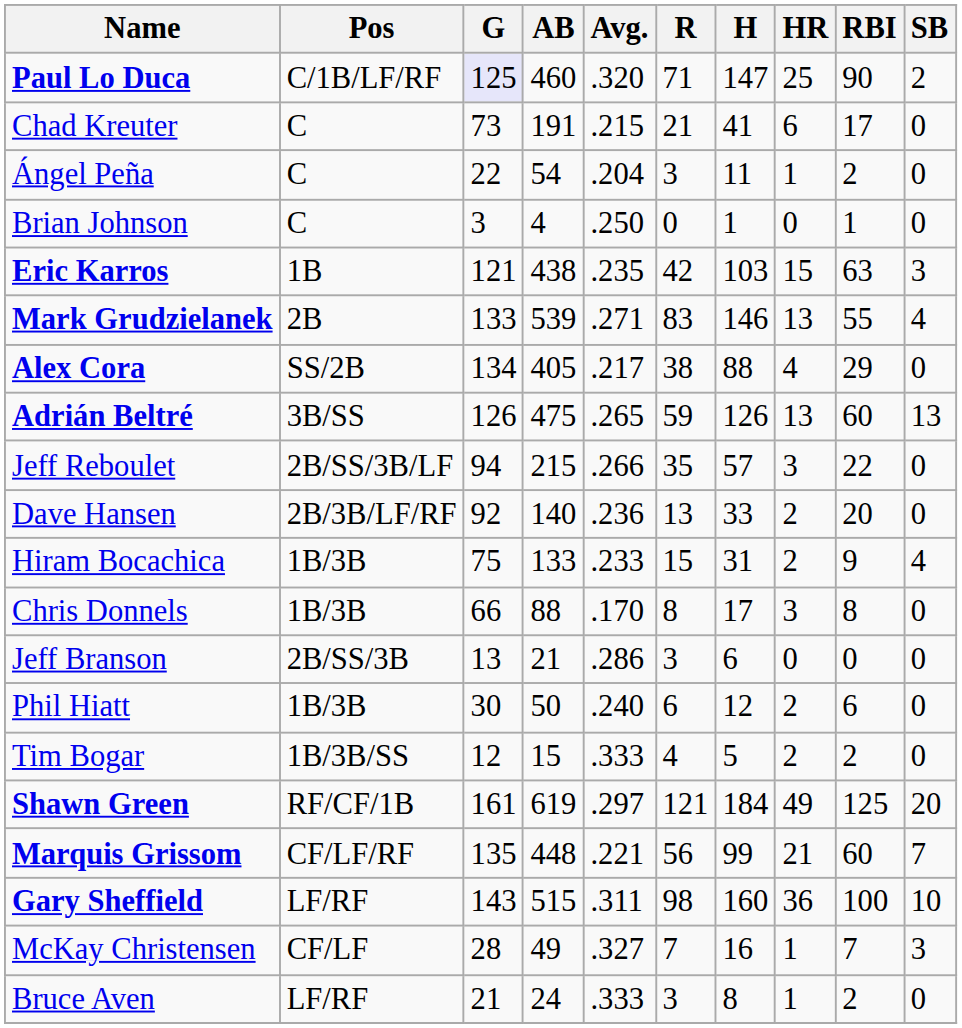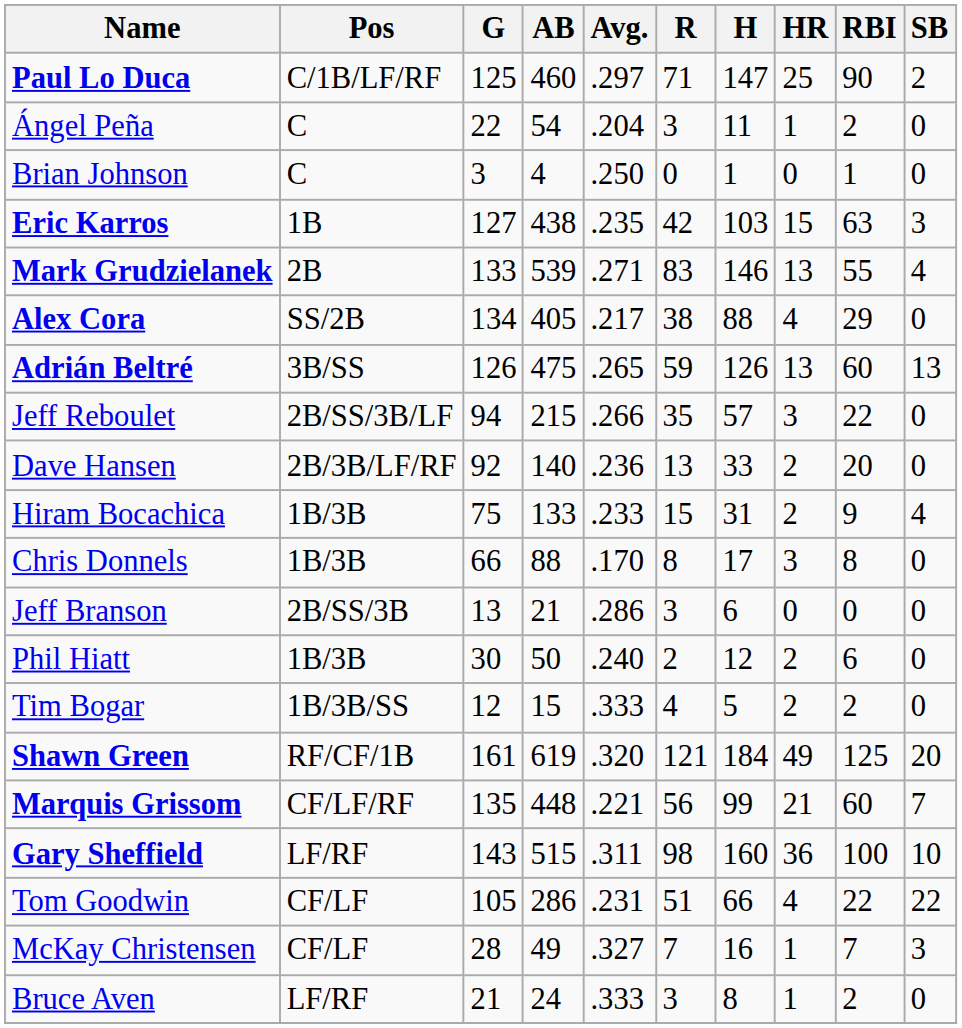(494, 77) lavender background -> (494, 77) no background
(617, 77) .320 -> (617, 77) .297
- row: (95, 125)
(494, 271) 121 -> (494, 222) 127
(670, 707) 6 -> (670, 658) 2
(617, 804) .297 -> (617, 755) .320
+ row: (100, 901)
